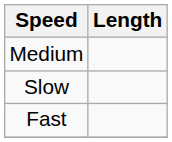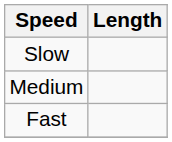rows swapped: (46, 86) <-> (46, 53)
